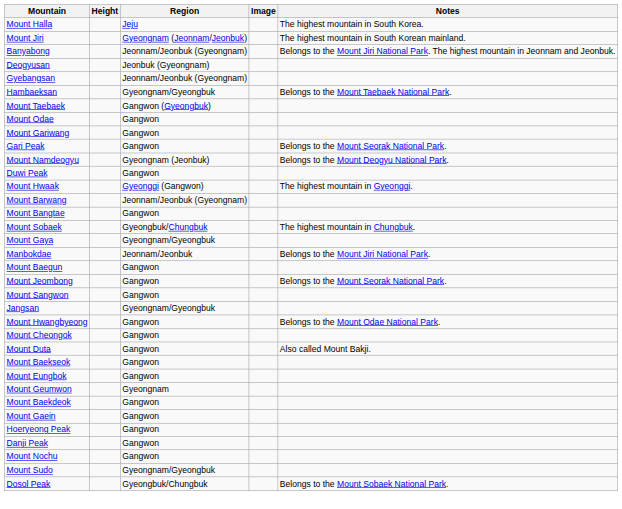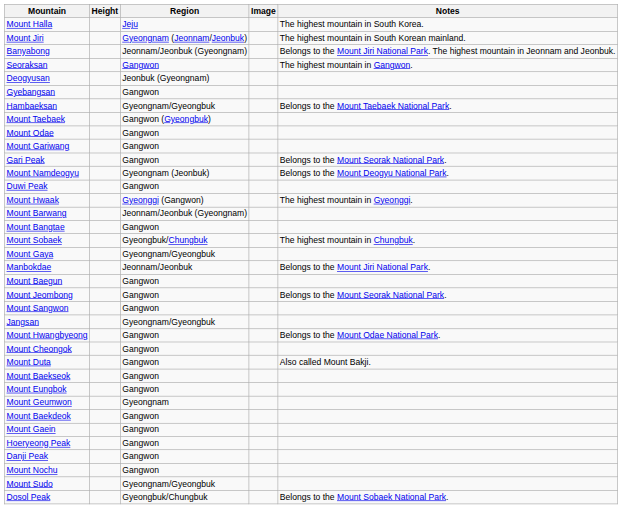+ row: (27, 65)
(185, 79) Jeonnam/Jeonbuk (Gyeongnam) -> (141, 92) Gangwon
